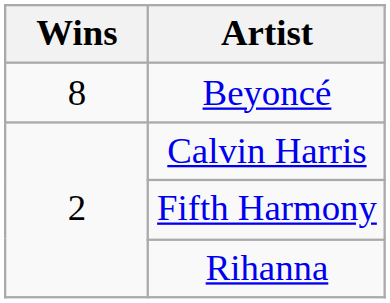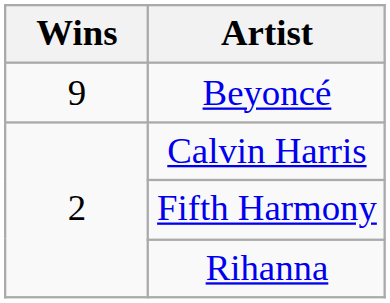(77, 92) 8 -> (77, 92) 9
